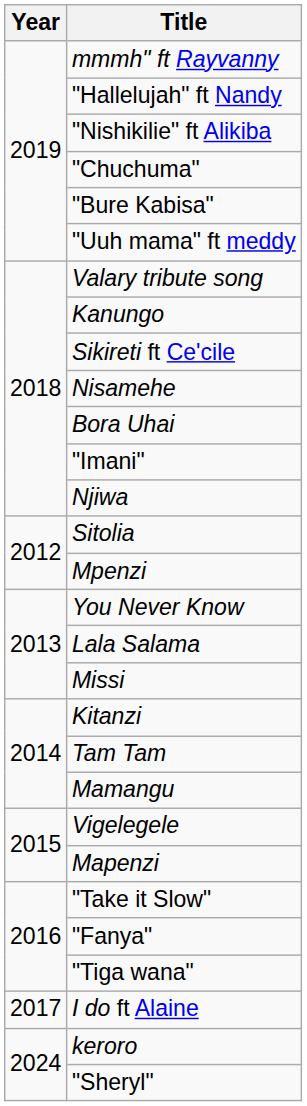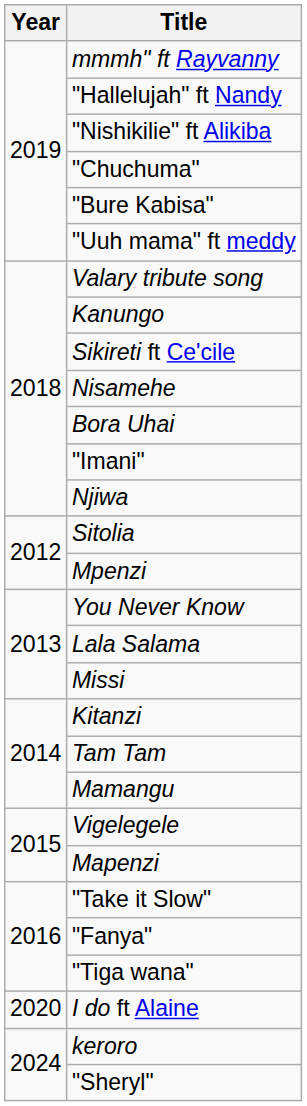(36, 1009) 2017 -> (36, 1009) 2020
